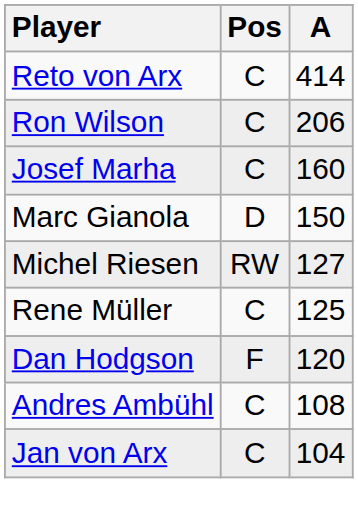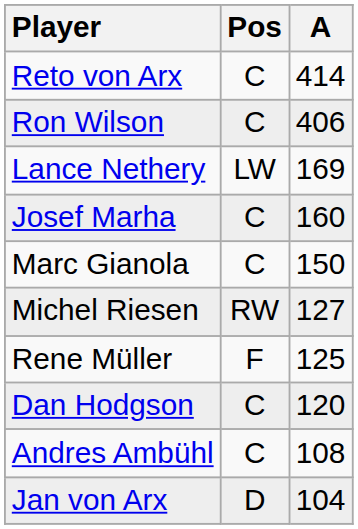(320, 122) 206 -> (320, 122) 406
+ row: (109, 169)
(255, 216) D -> (255, 264) C
(255, 311) C -> (255, 358) F
(255, 358) F -> (255, 405) C
(255, 452) C -> (255, 500) D
